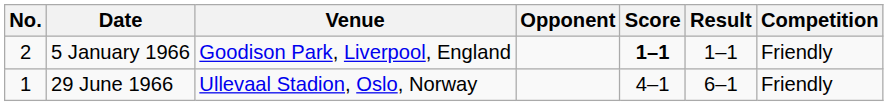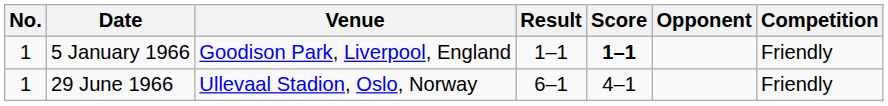columns swapped: (568, 20) <-> (721, 20)
(26, 52) 2 -> (26, 52) 1
